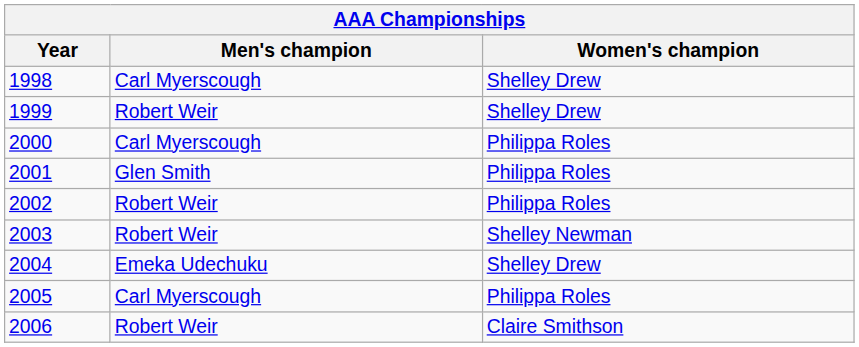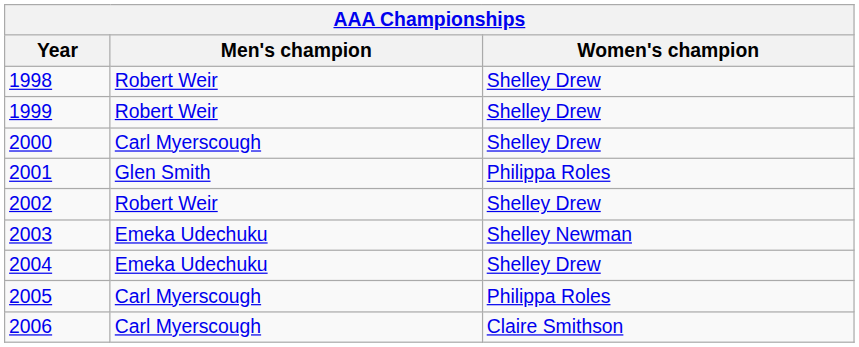(188, 81) Carl Myerscough -> (166, 81) Robert Weir
(549, 142) Philippa Roles -> (544, 142) Shelley Drew
(549, 204) Philippa Roles -> (544, 204) Shelley Drew
(166, 234) Robert Weir -> (191, 234) Emeka Udechuku
(166, 326) Robert Weir -> (188, 326) Carl Myerscough
